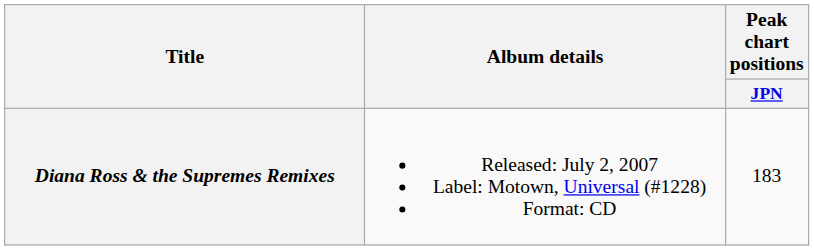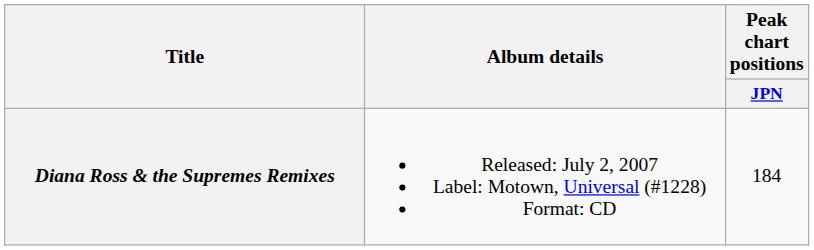(767, 176) 183 -> (767, 176) 184
